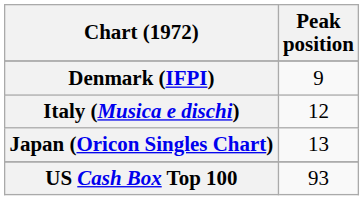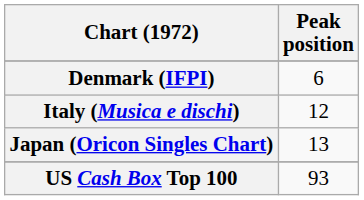(318, 77) 9 -> (318, 77) 6
